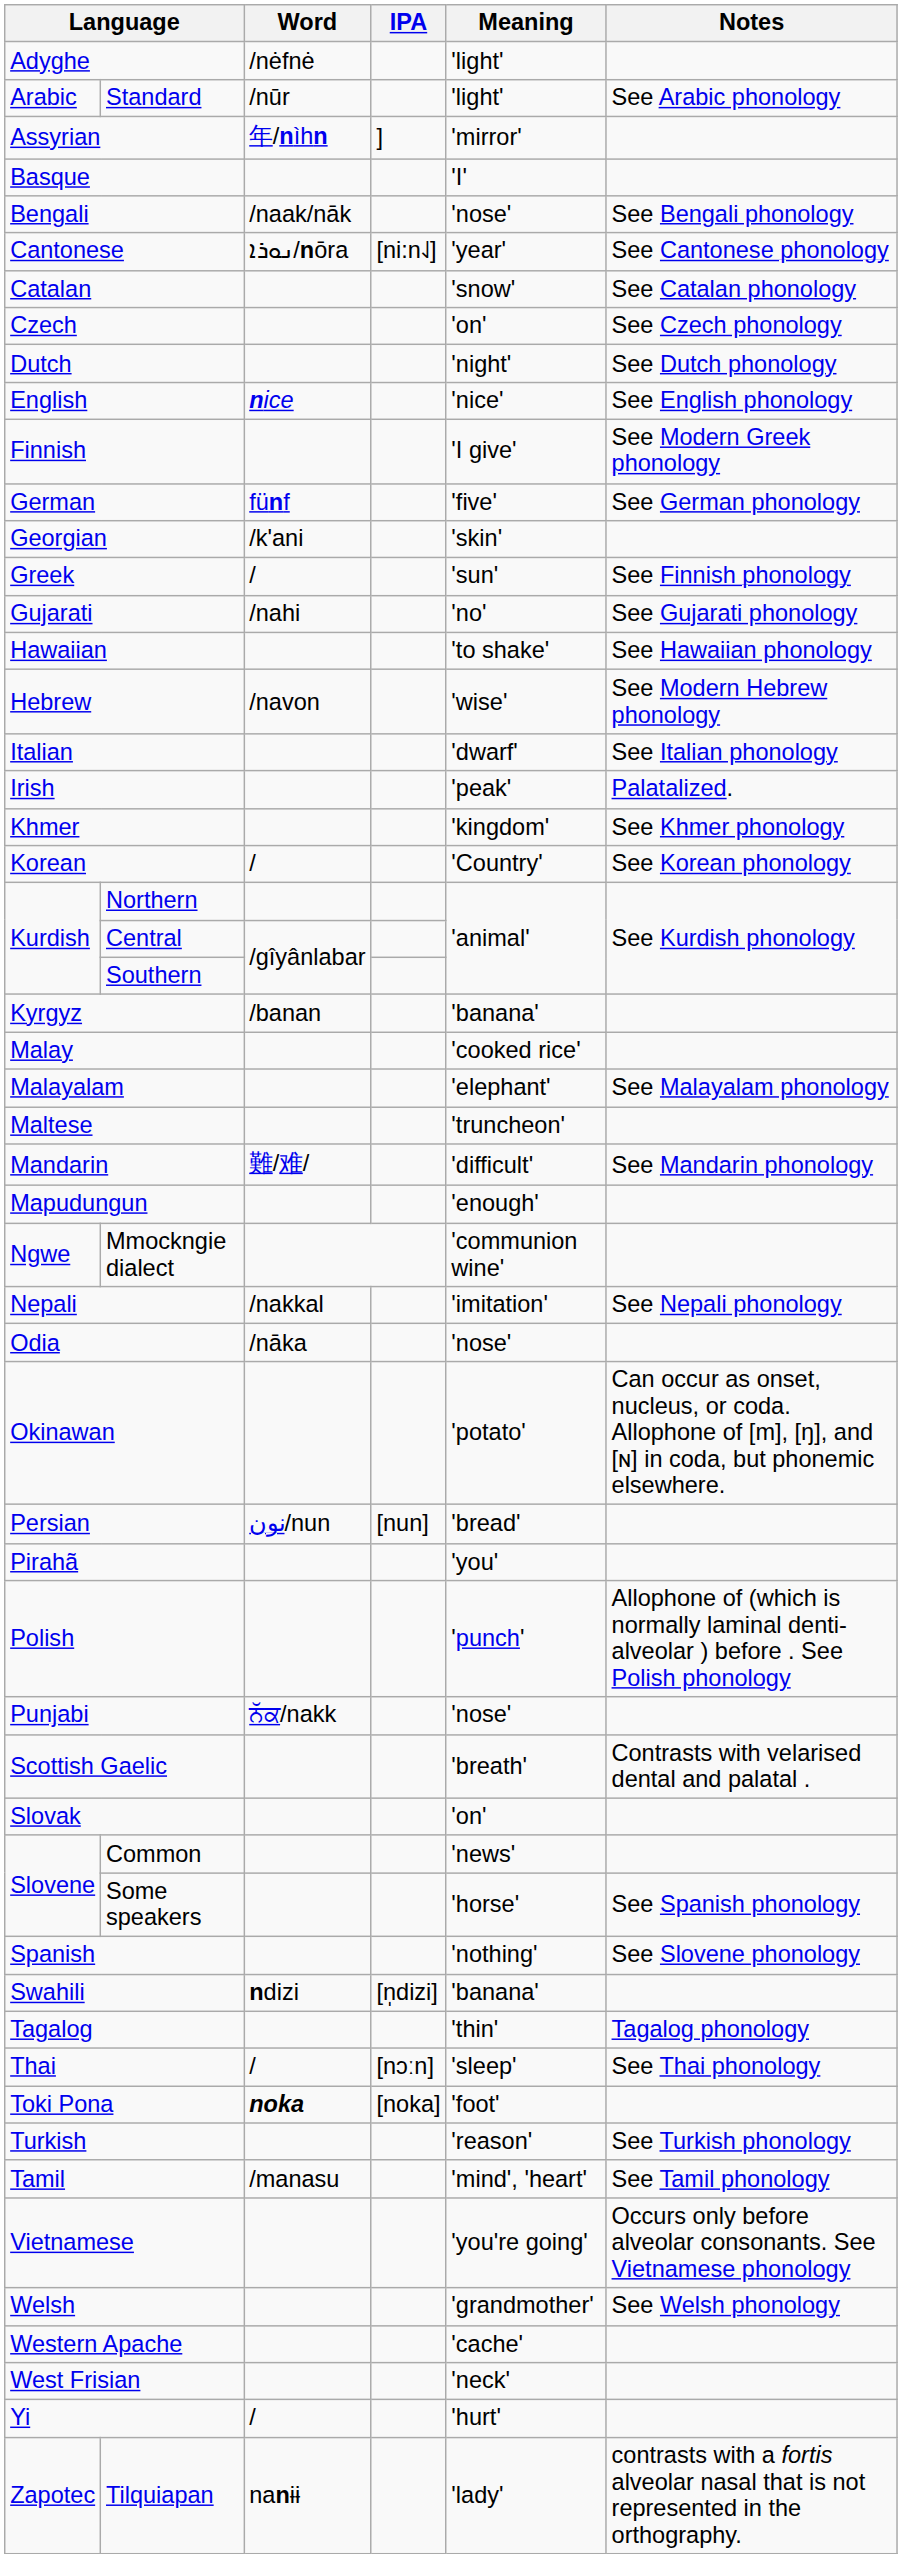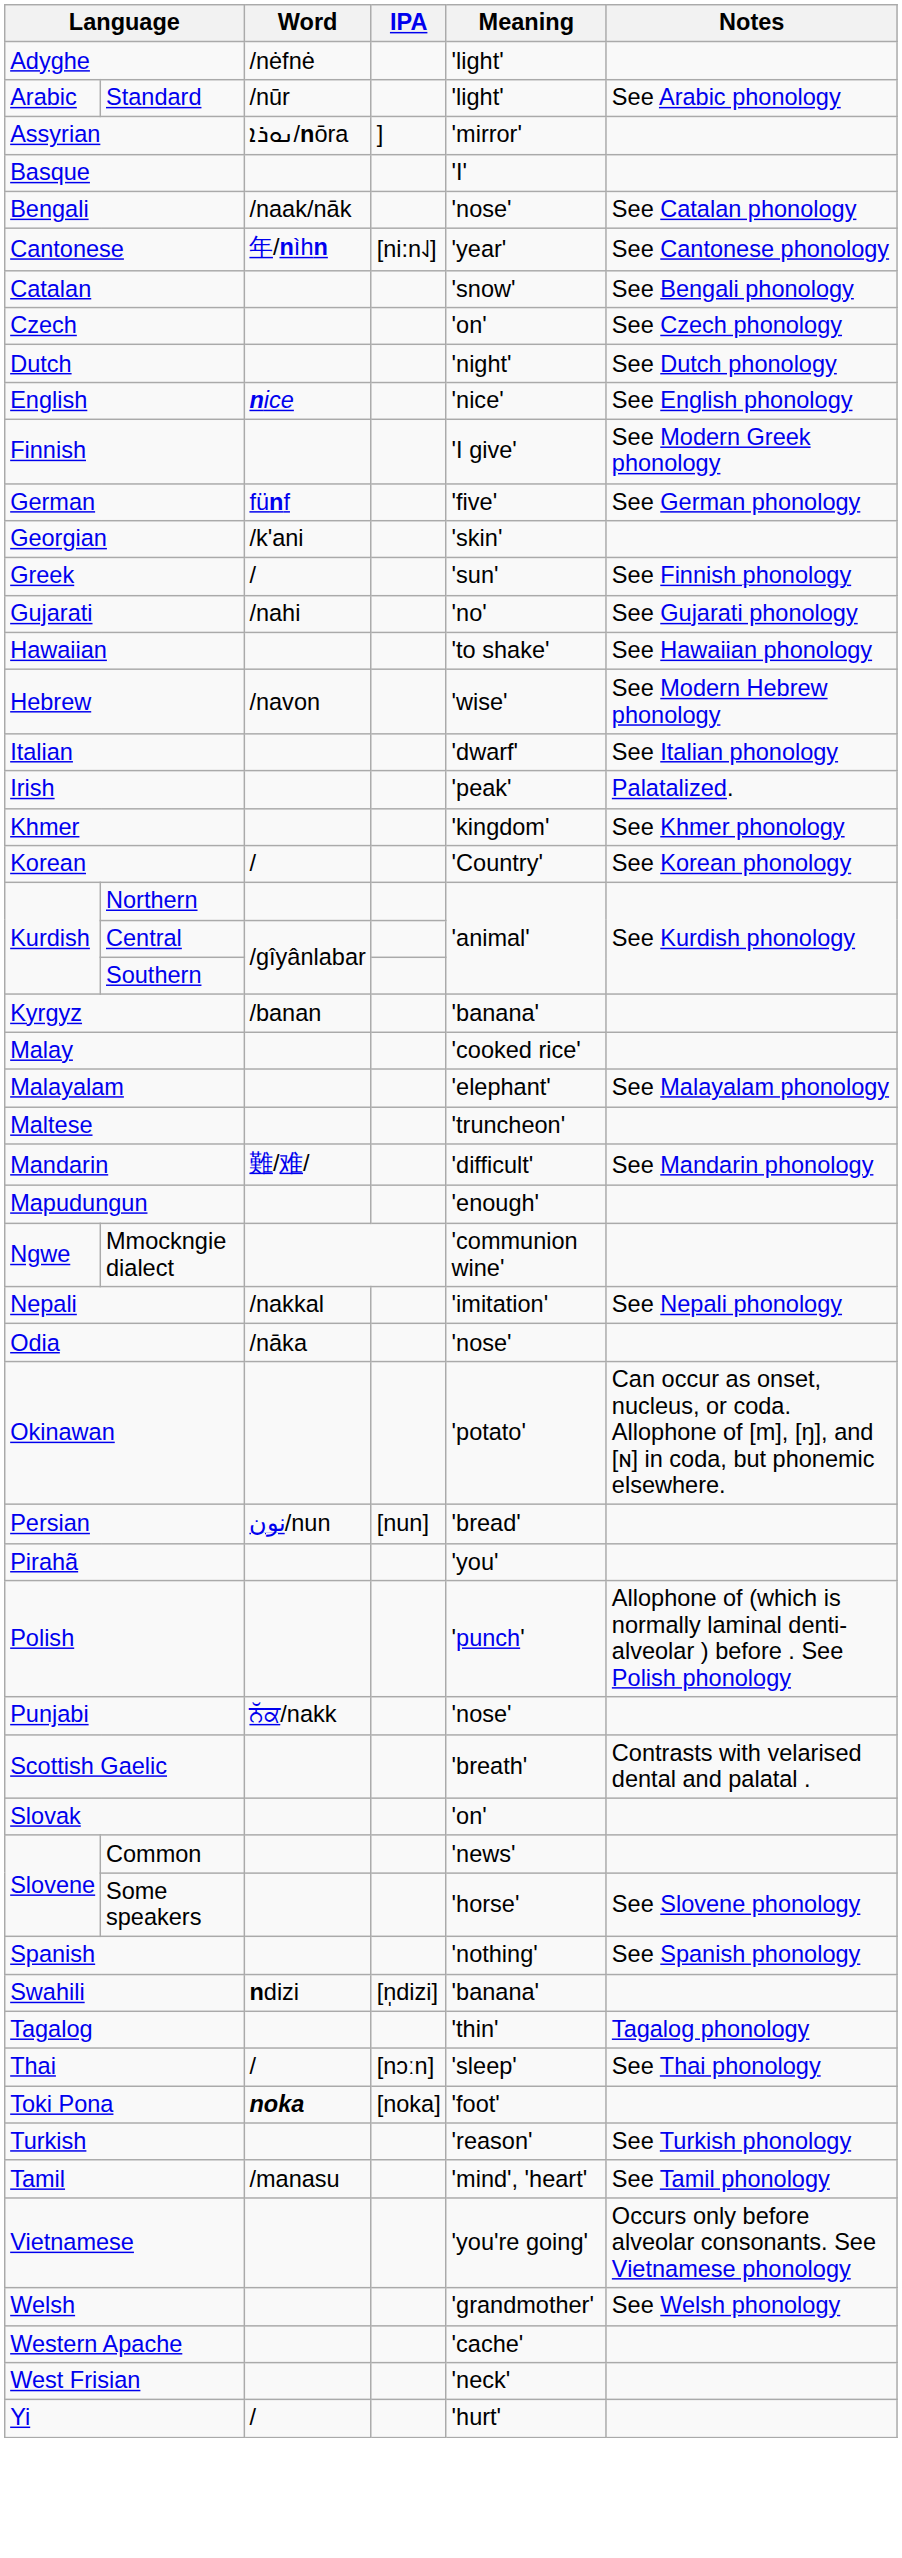(288, 136) 年/nìhn -> (299, 135) ܢܘܪܐ/nōra
(733, 214) See Bengali phonology -> (734, 209) See Catalan phonology
(299, 251) ܢܘܪܐ/nōra -> (289, 248) 年/nìhn
(734, 288) See Catalan phonology -> (733, 288) See Bengali phonology
(736, 1904) See Spanish phonology -> (736, 1904) See Slovene phonology
(736, 1954) See Slovene phonology -> (736, 1954) See Spanish phonology
- row: (160, 2495)
